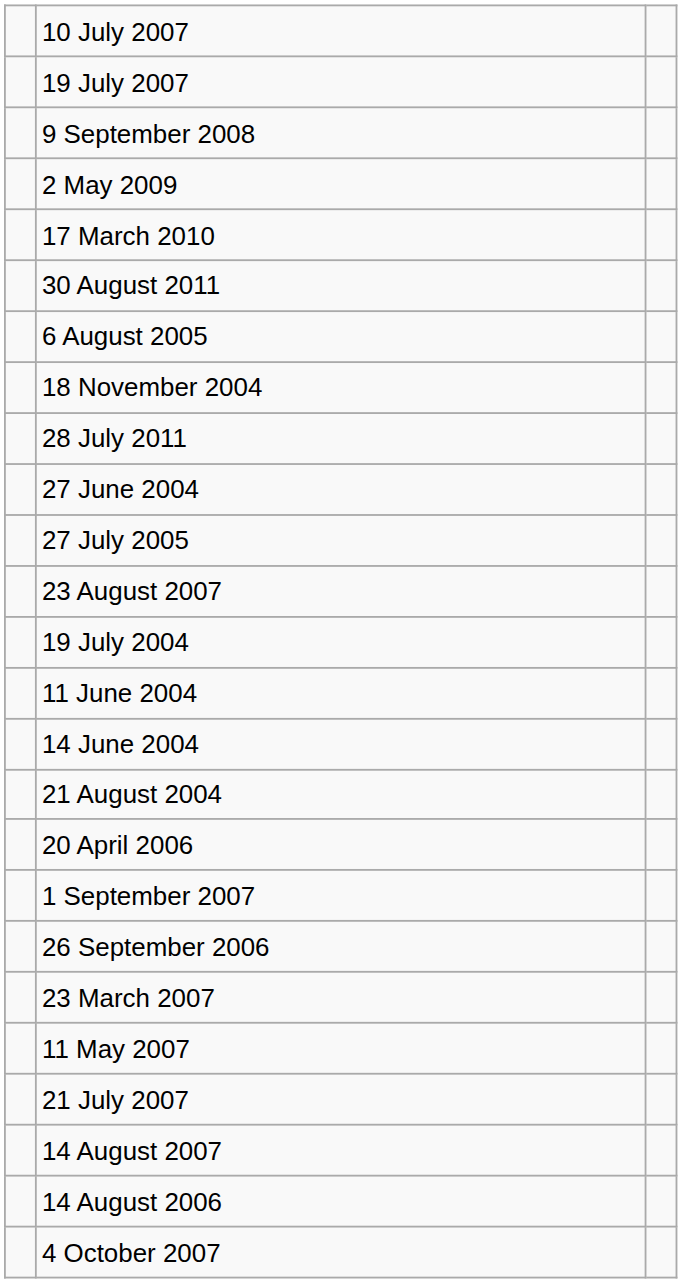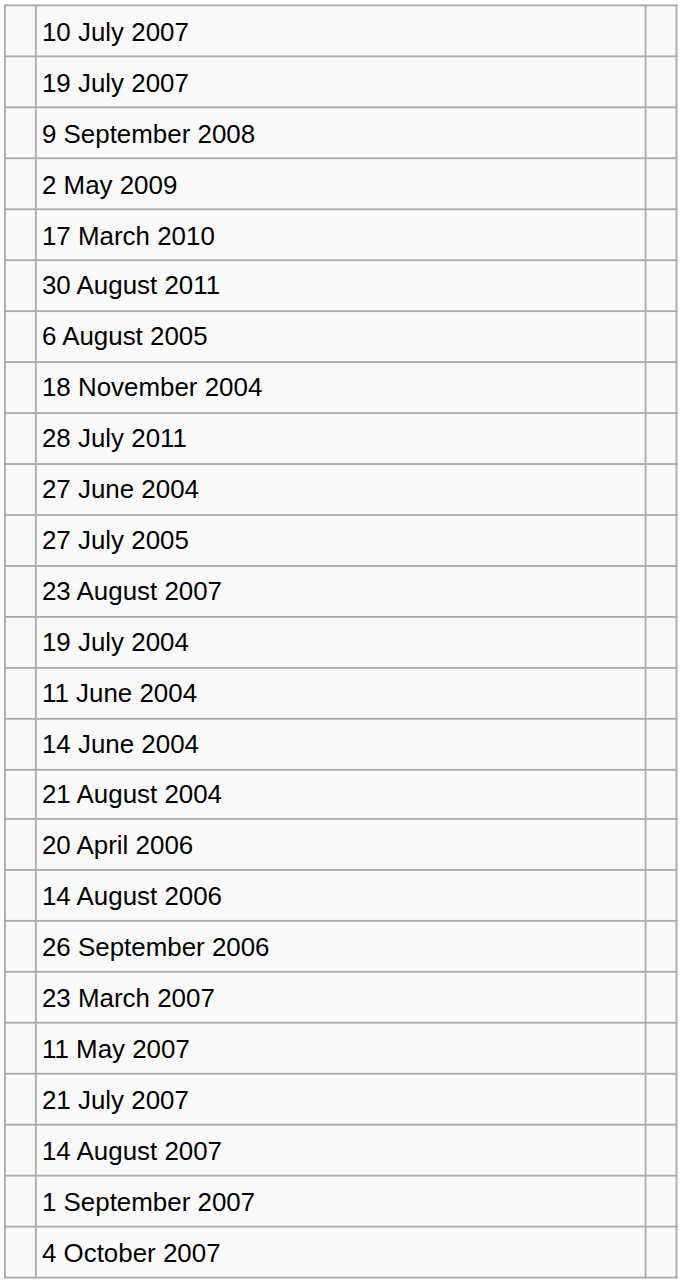rows swapped: (132, 1201) <-> (149, 896)
